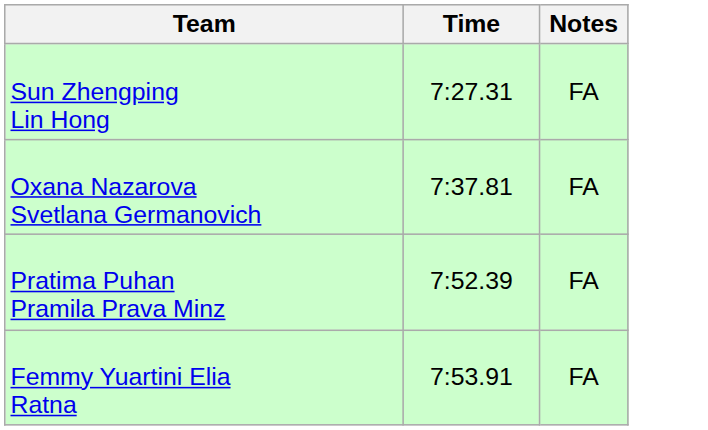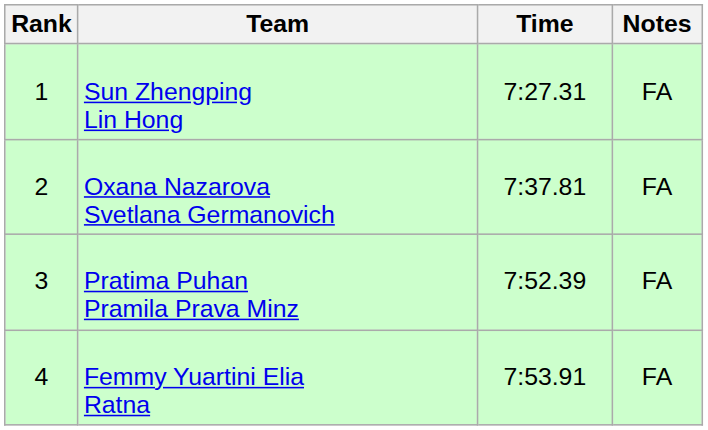+ column: (41, 24)
